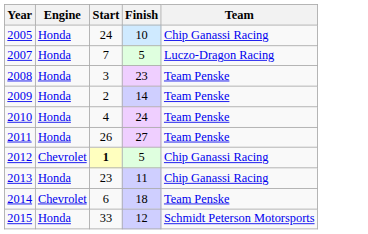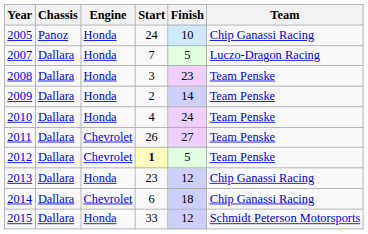+ column: (58, 15)
(54, 137) Honda -> (108, 137) Chevrolet
(216, 158) Chip Ganassi Racing -> (242, 158) Team Penske
(142, 178) 11 -> (187, 178) 12
(197, 198) Team Penske -> (262, 198) Chip Ganassi Racing
